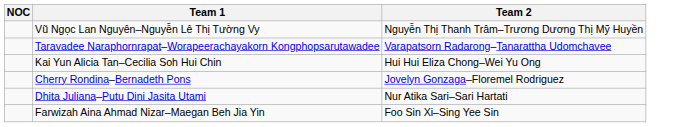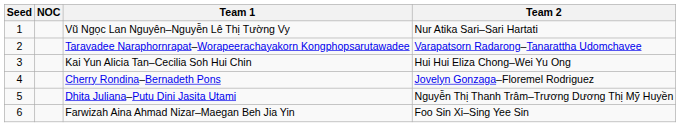+ column: (19, 12)
(514, 29) Nguyễn Thị Thanh Trâm–Trương Dương Thị Mỹ Huyền -> (476, 29) Nur Atika Sari–Sari Hartati
(446, 96) Nur Atika Sari–Sari Hartati -> (544, 96) Nguyễn Thị Thanh Trâm–Trương Dương Thị Mỹ Huyền
